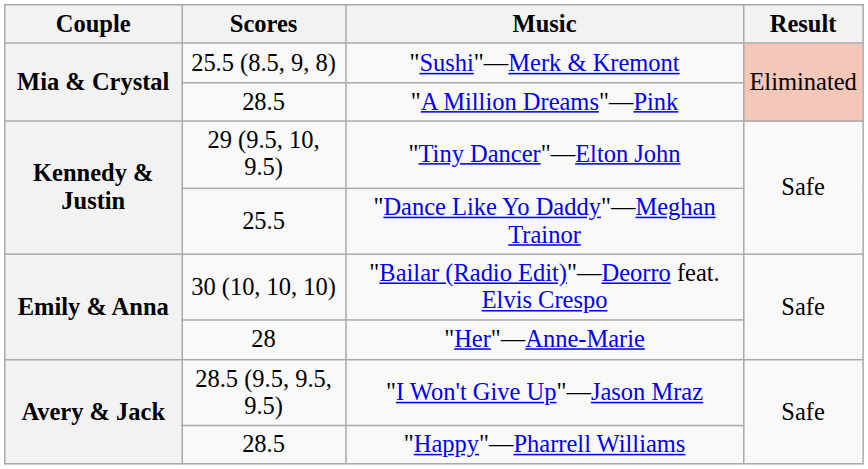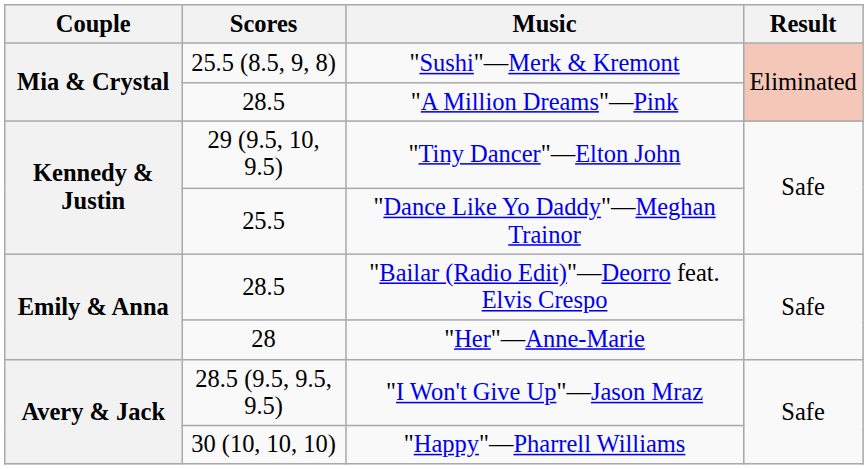(264, 286) 30 (10, 10, 10) -> (264, 286) 28.5
(264, 444) 28.5 -> (264, 444) 30 (10, 10, 10)
